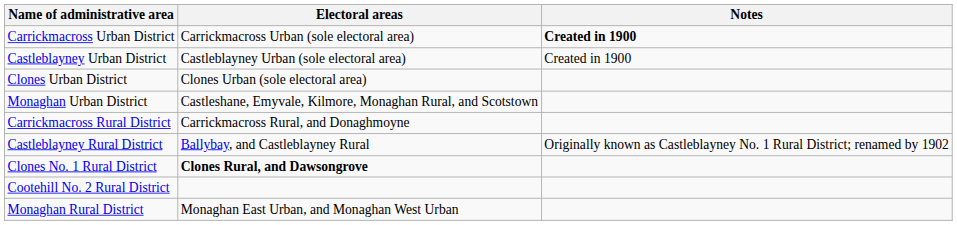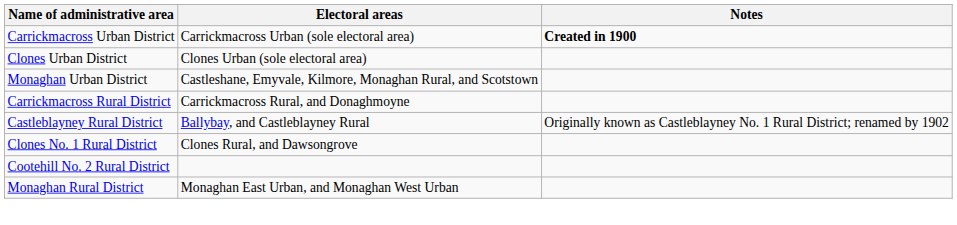- row: (87, 58)
(274, 166) bold -> (269, 144) normal
